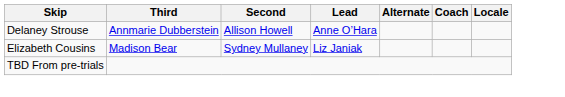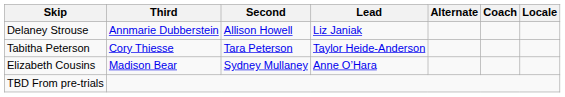(345, 30) Anne O’Hara -> (338, 30) Liz Janiak
+ row: (48, 48)
(338, 48) Liz Janiak -> (345, 65) Anne O’Hara
